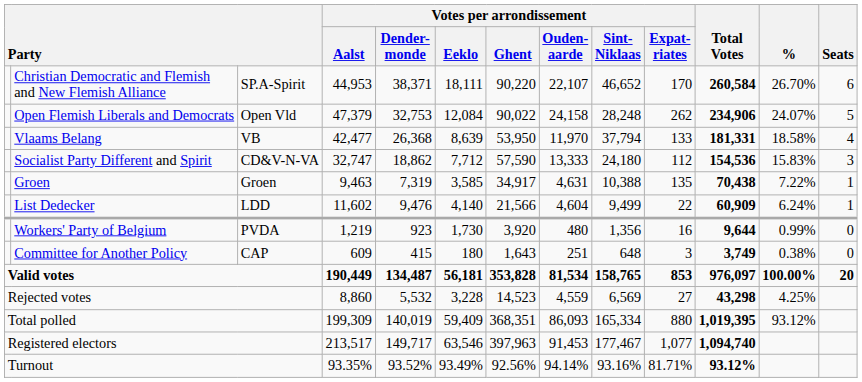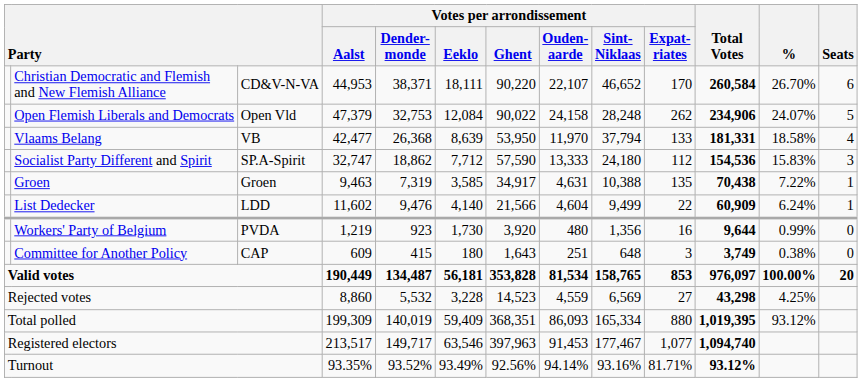(273, 84) SP.A-Spirit -> (280, 84) CD&V-N-VA
(280, 160) CD&V-N-VA -> (273, 160) SP.A-Spirit
